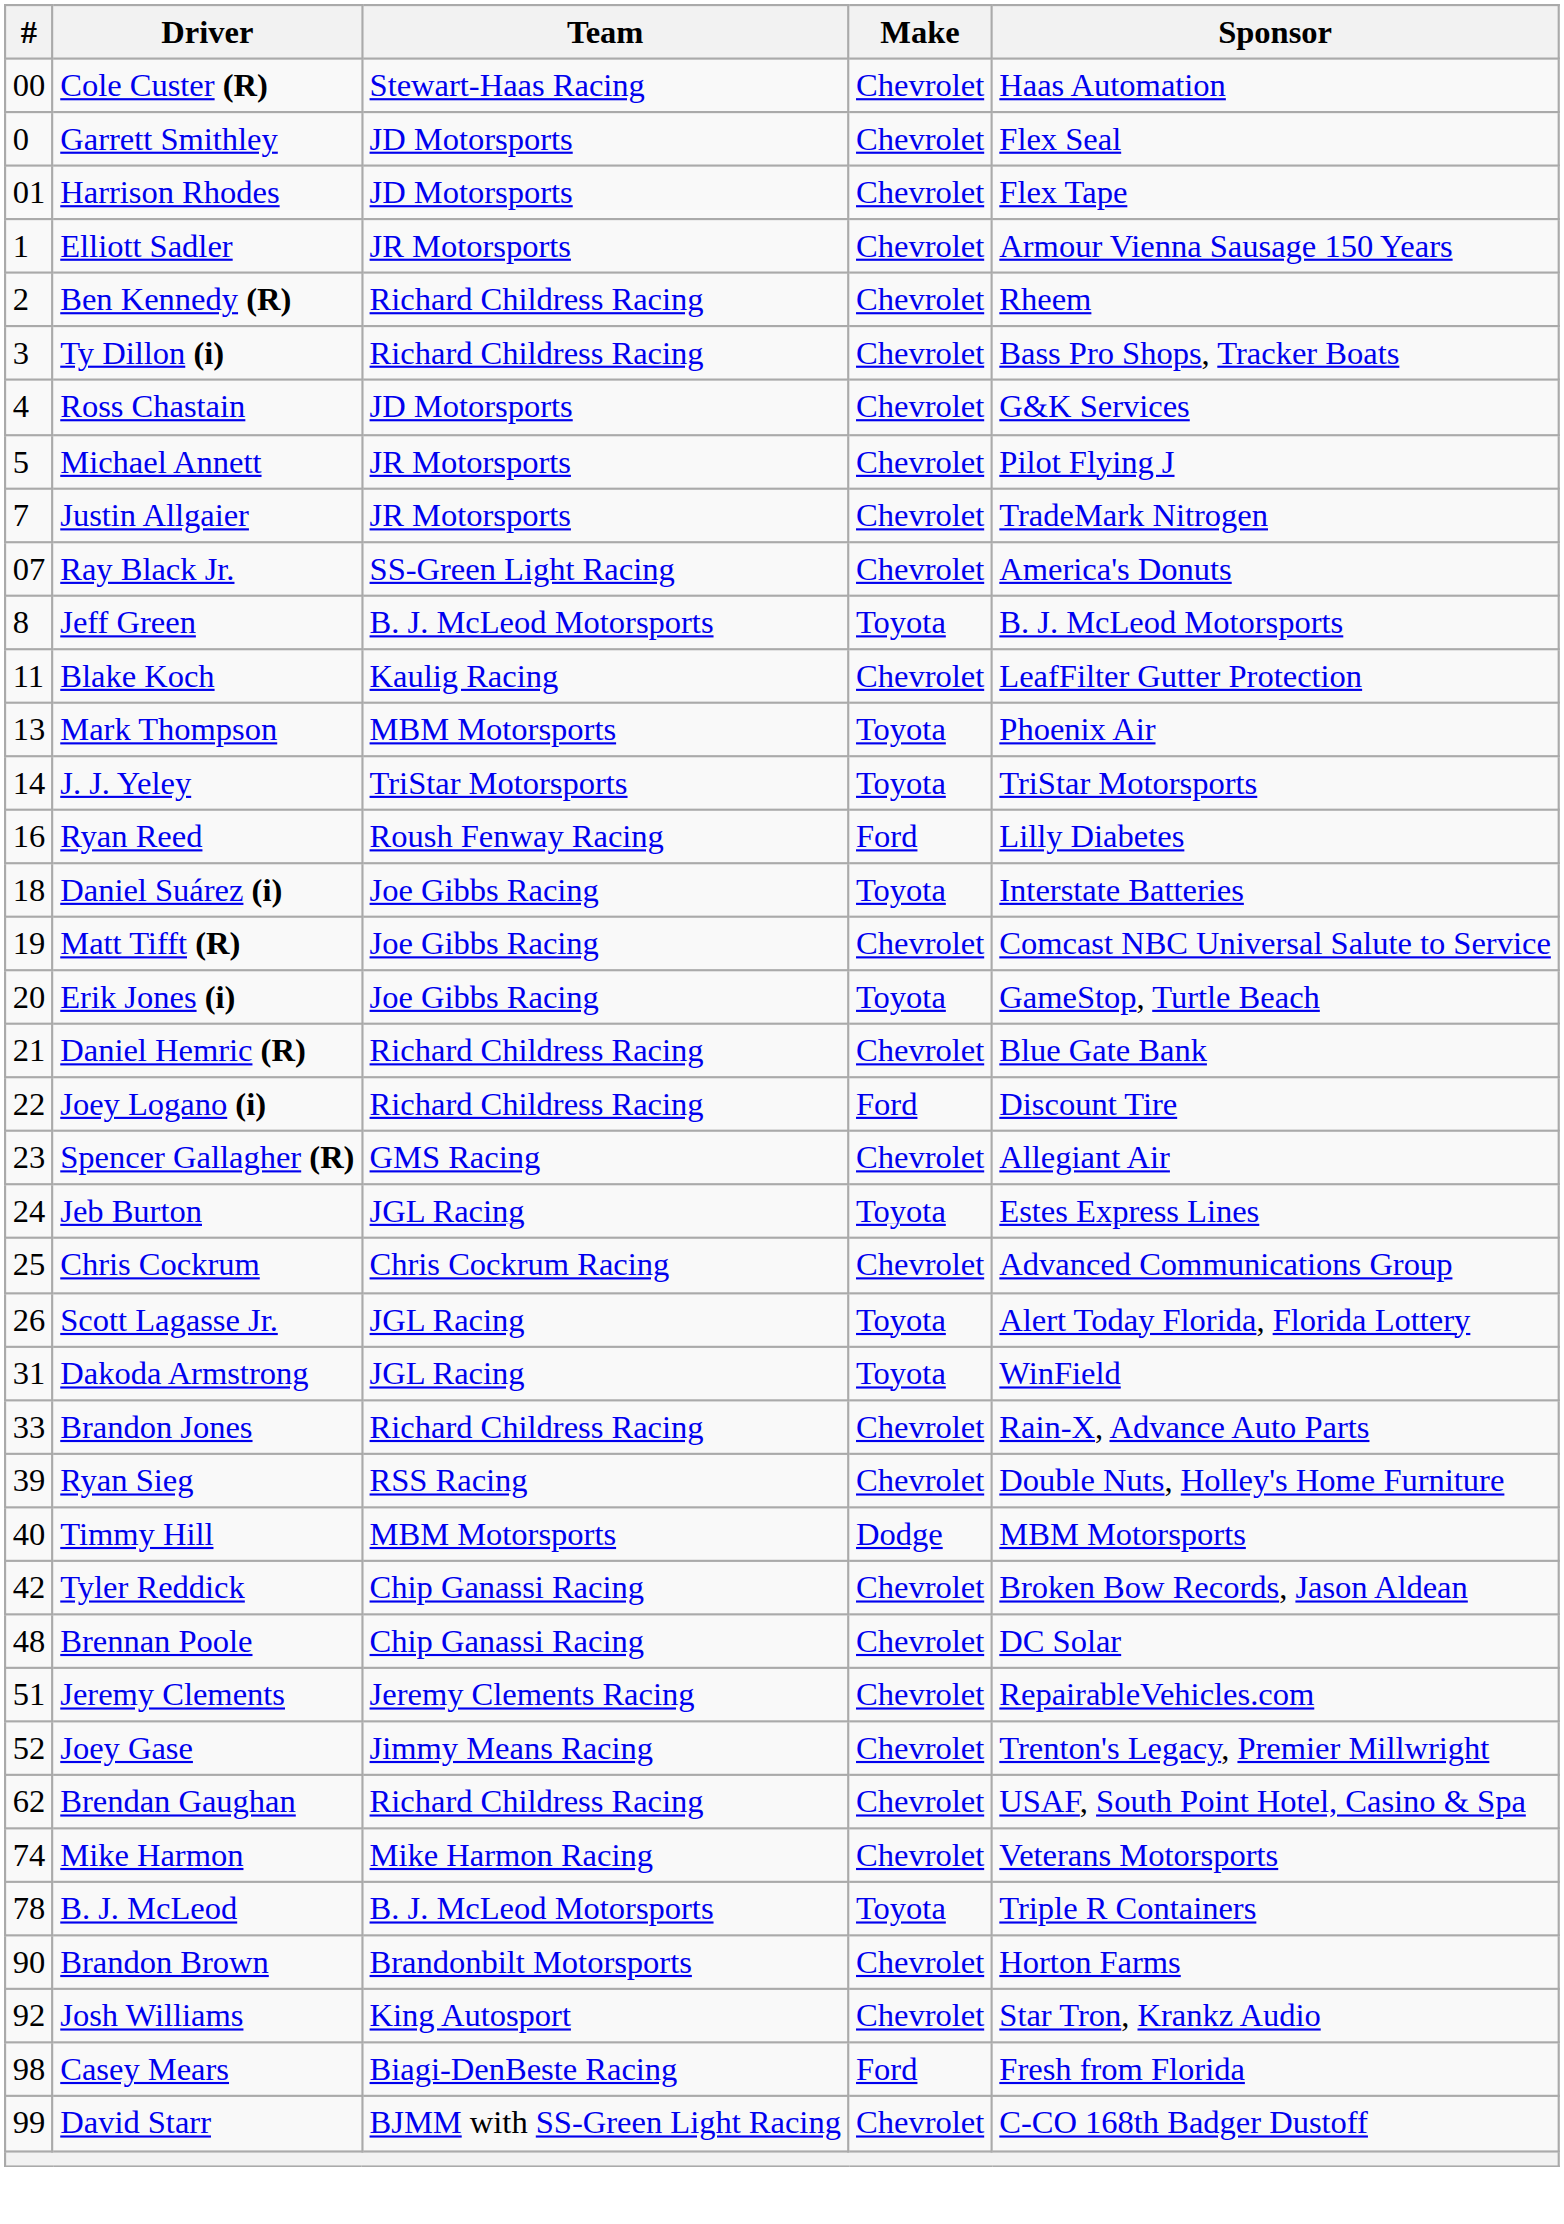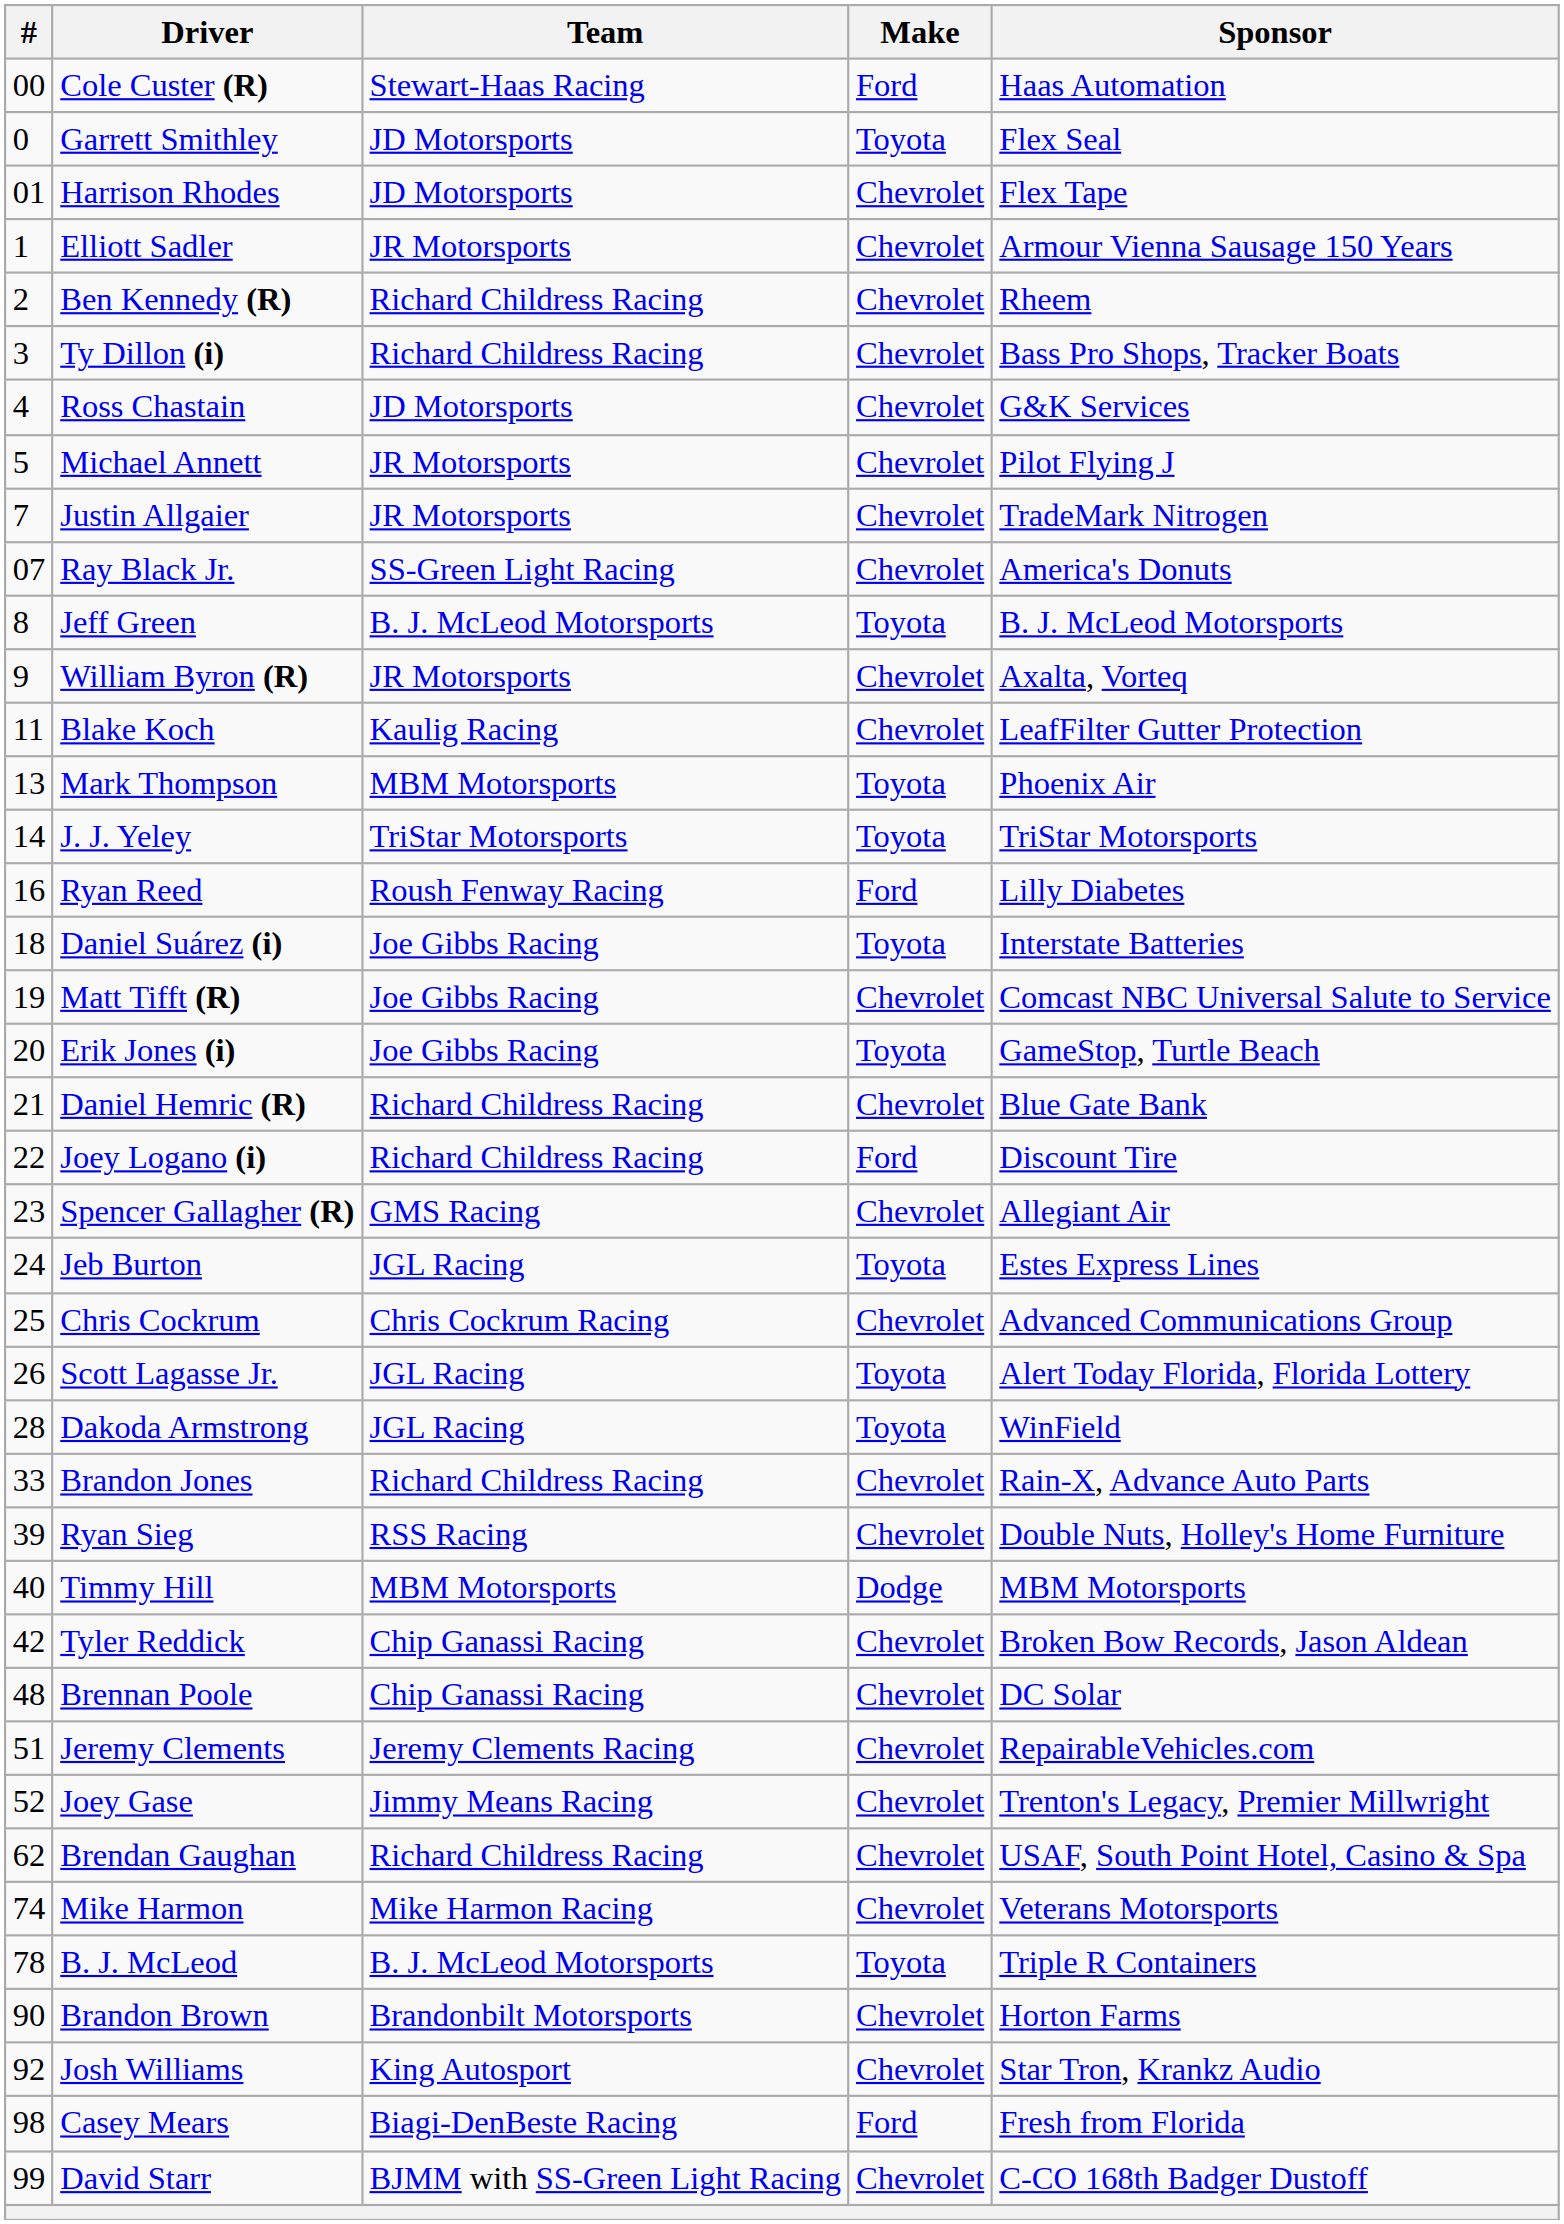(920, 85) Chevrolet -> (887, 85) Ford
(920, 138) Chevrolet -> (901, 138) Toyota
+ row: (184, 675)
(29, 1372) 31 -> (29, 1425) 28
